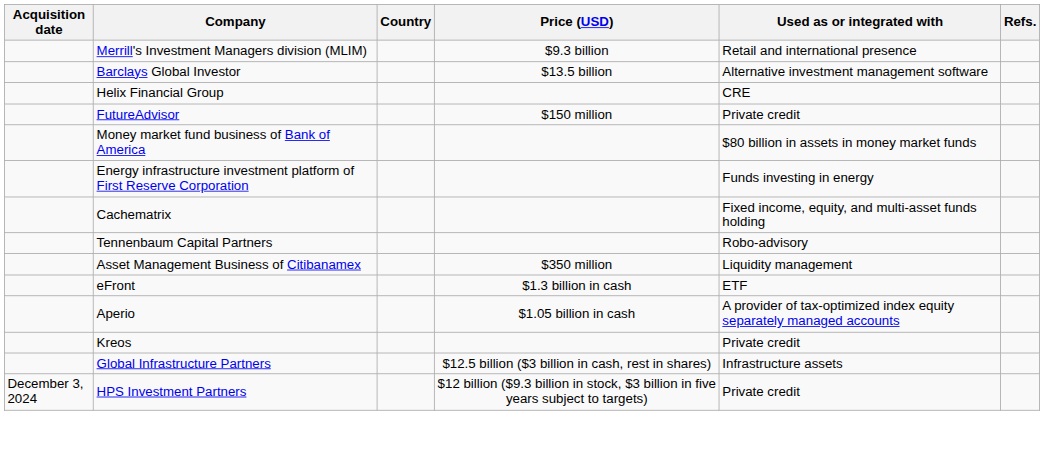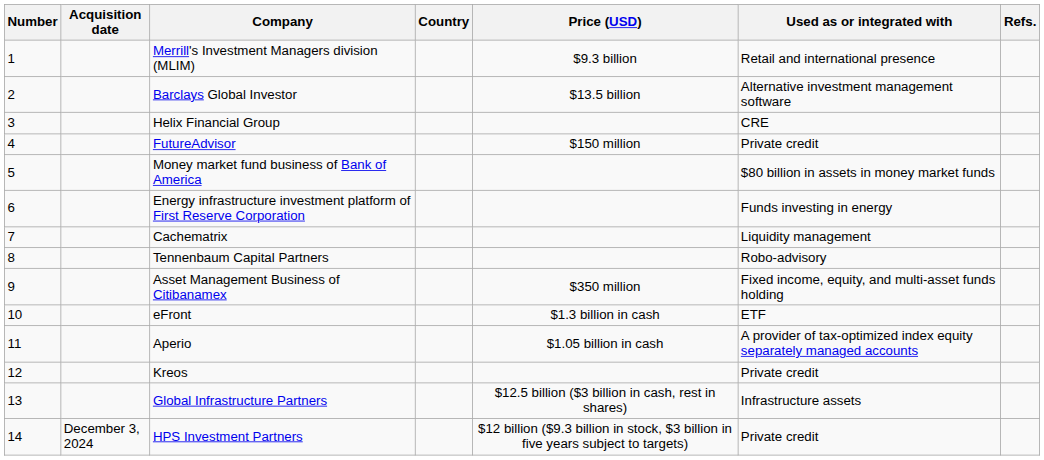+ column: (33, 22)
(850, 214) Fixed income, equity, and multi-asset funds holding -> (806, 237) Liquidity management
(787, 264) Liquidity management -> (868, 286) Fixed income, equity, and multi-asset funds holding
